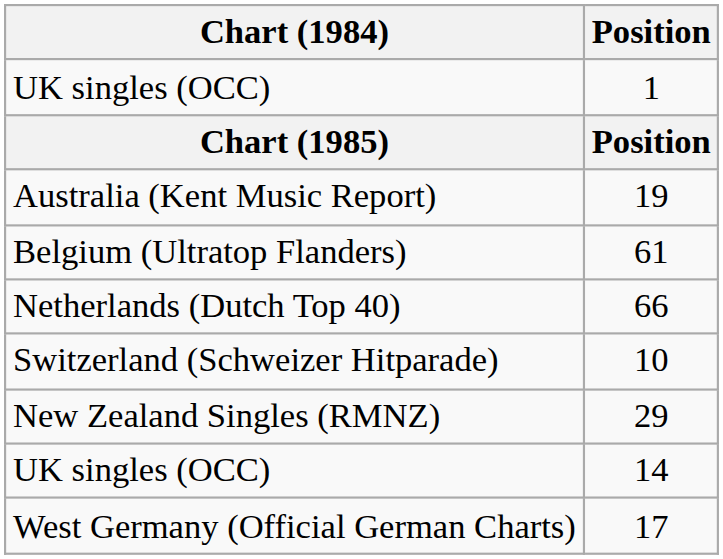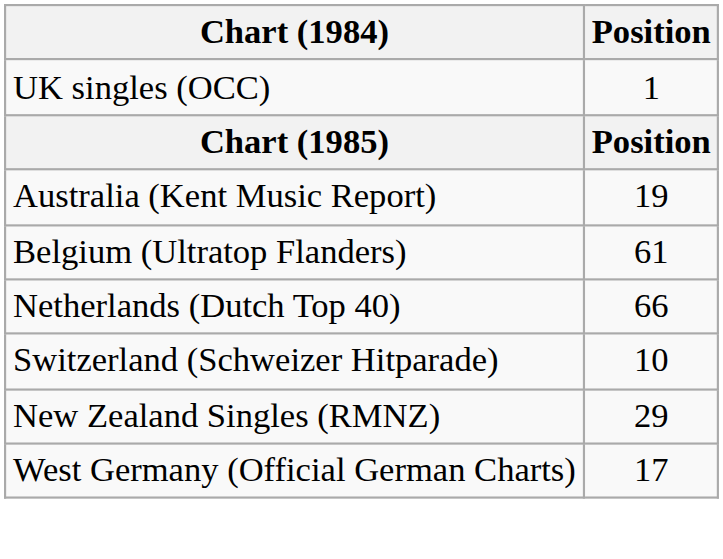- row: (651, 470)
